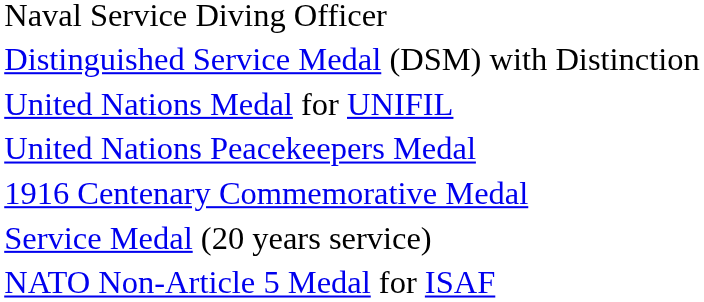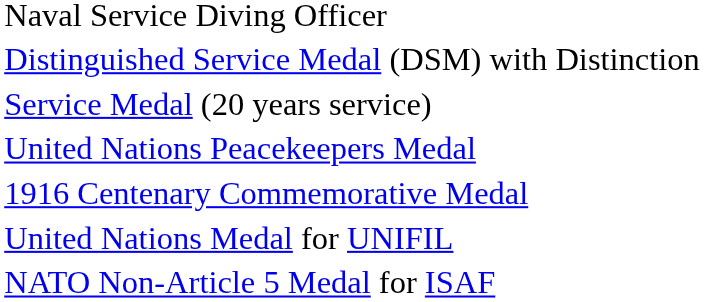rows swapped: (218, 238) <-> (229, 104)
